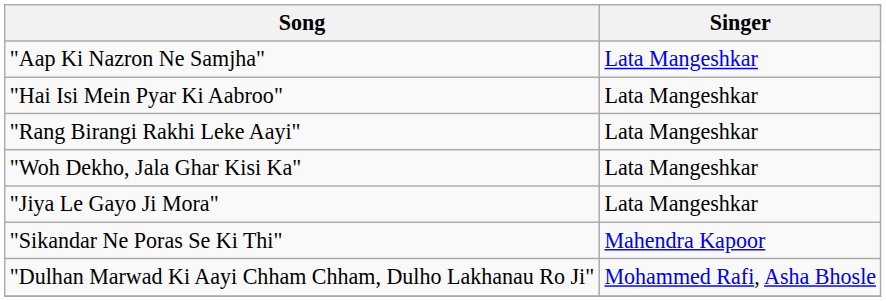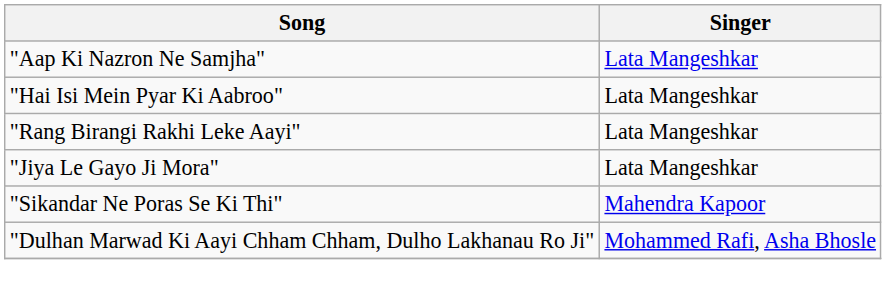- row: (156, 168)
